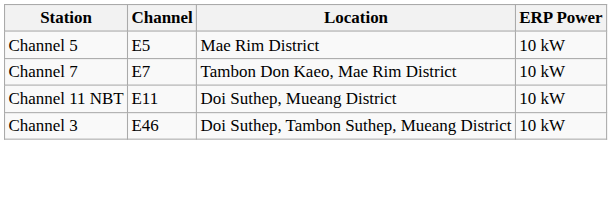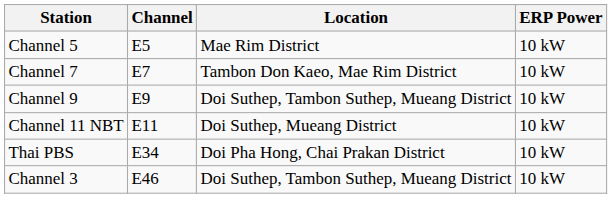+ row: (43, 98)
+ row: (41, 152)
